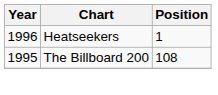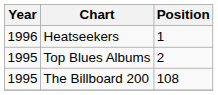+ row: (97, 57)
